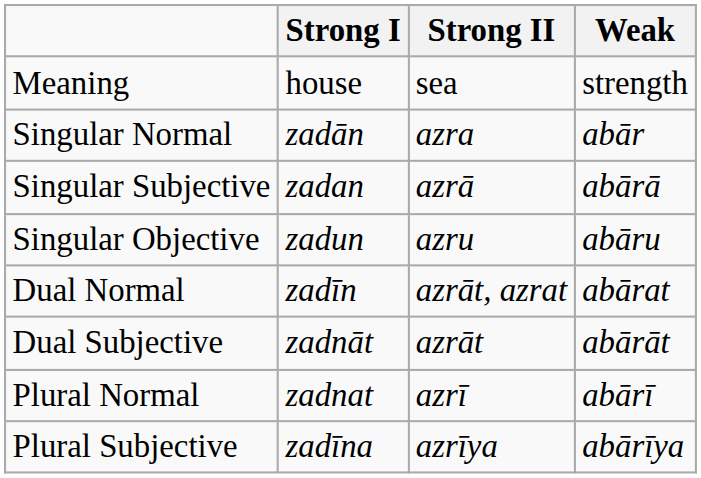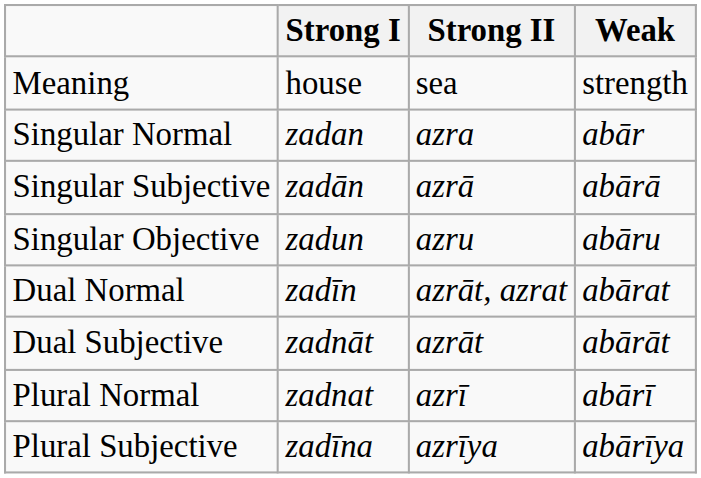(325, 134) zadān -> (325, 134) zadan
(325, 186) zadan -> (325, 186) zadān
